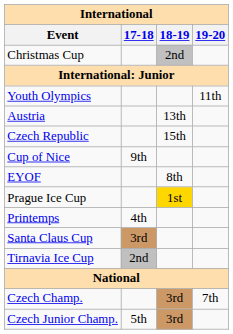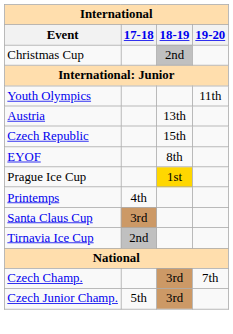- row: (39, 156)
